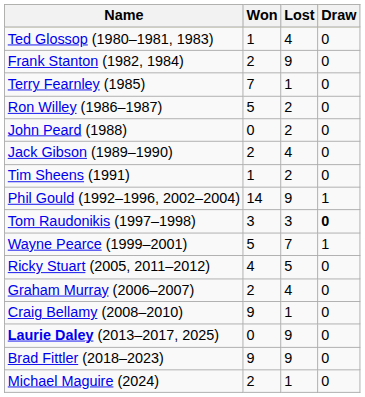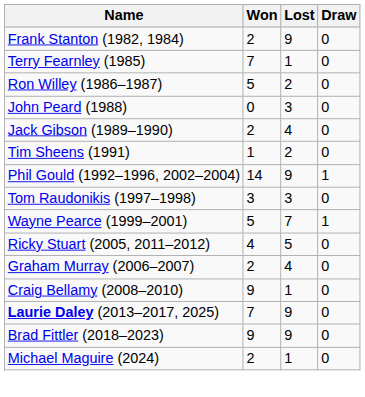- row: (111, 38)
(288, 130) 2 -> (288, 107) 3
(325, 221) bold -> (325, 198) normal
(251, 335) 0 -> (251, 312) 7
